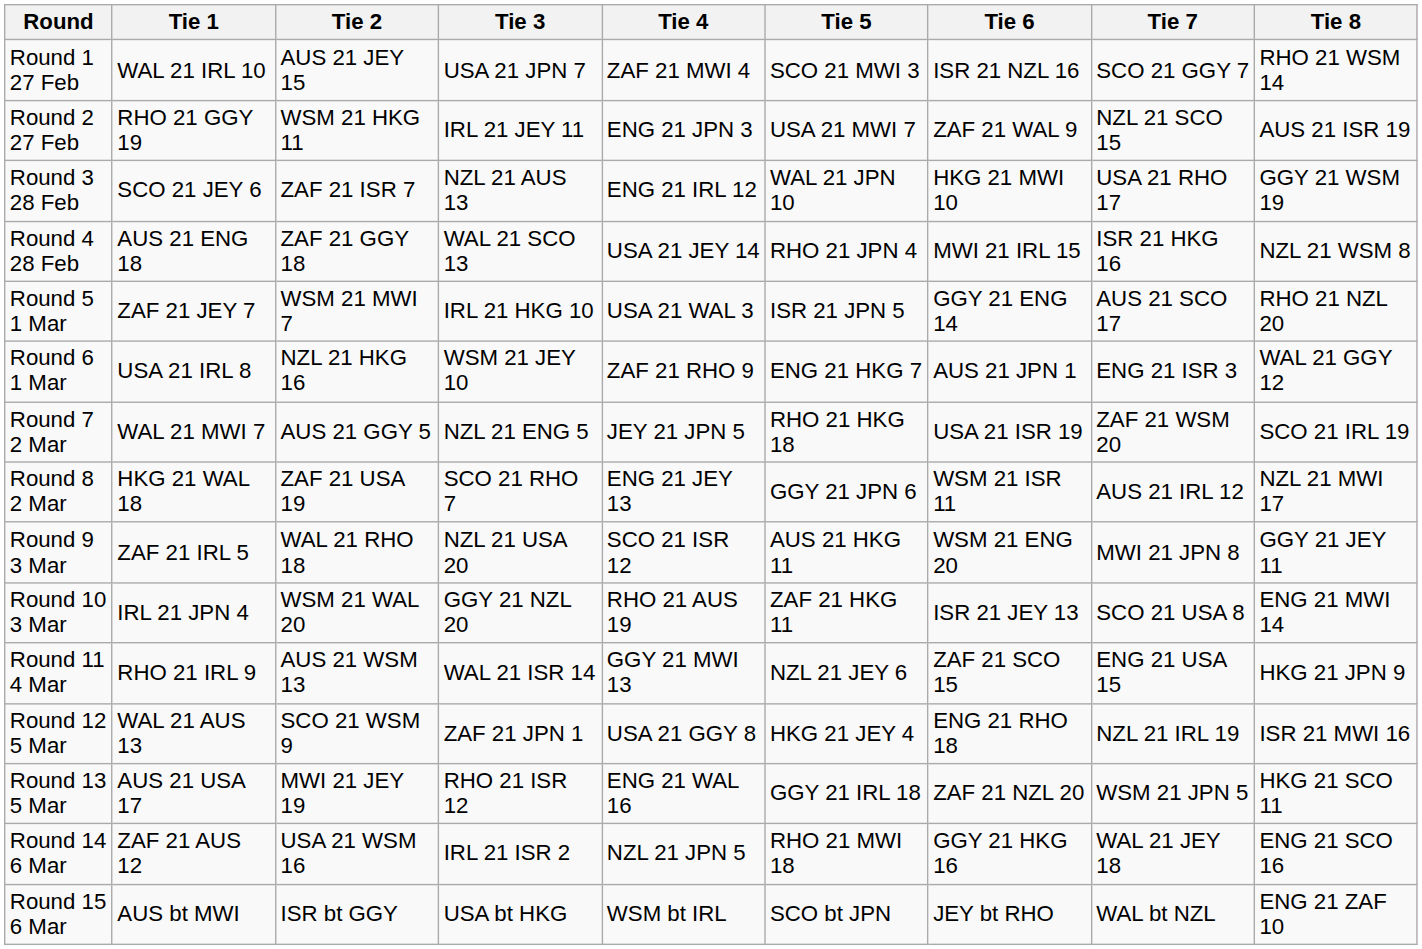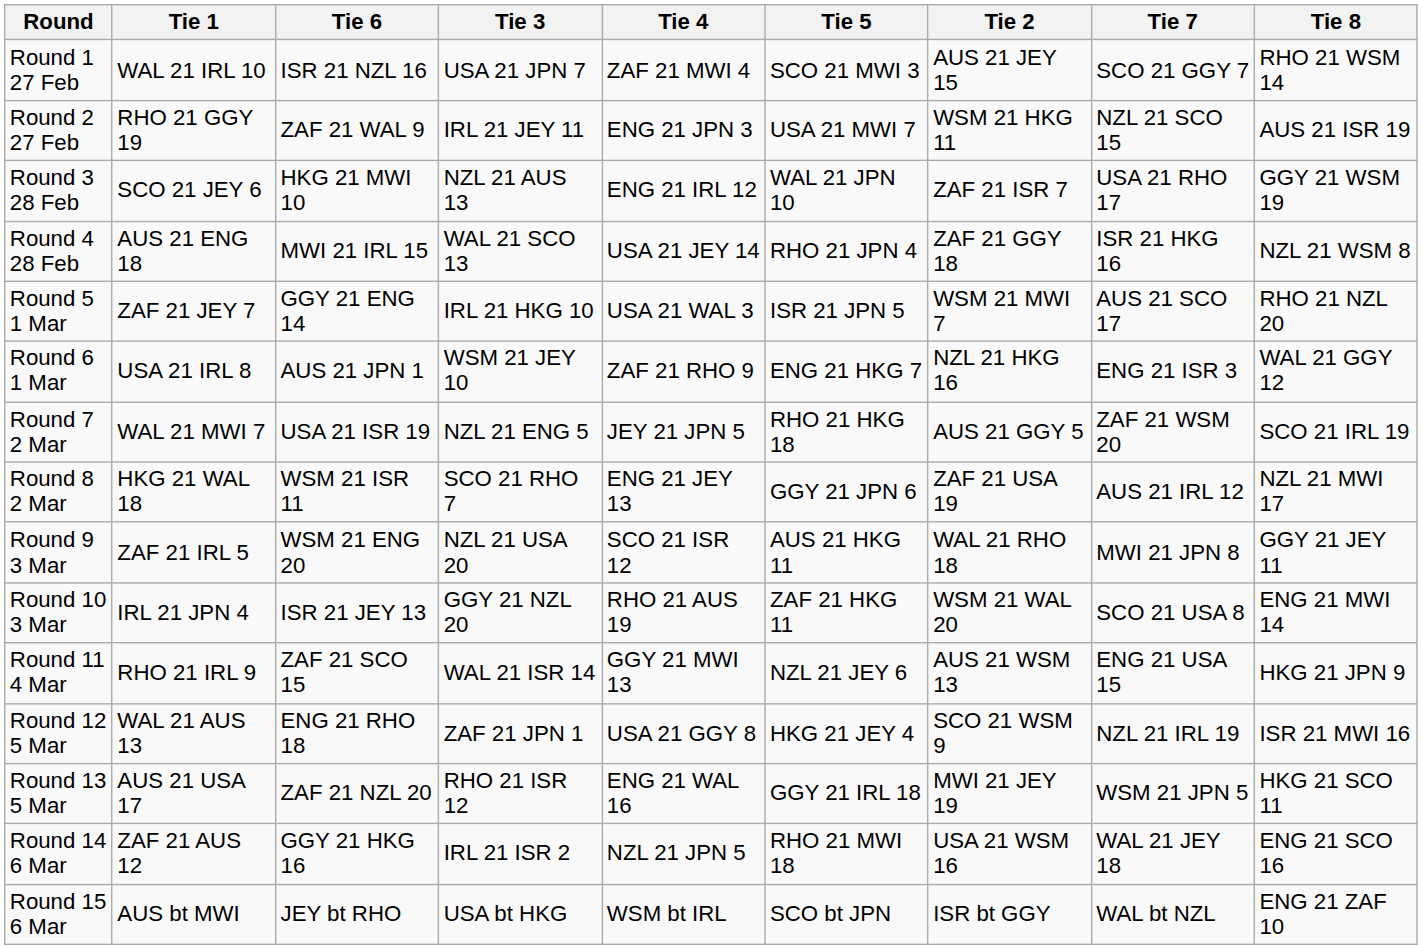columns swapped: (357, 22) <-> (1010, 22)
